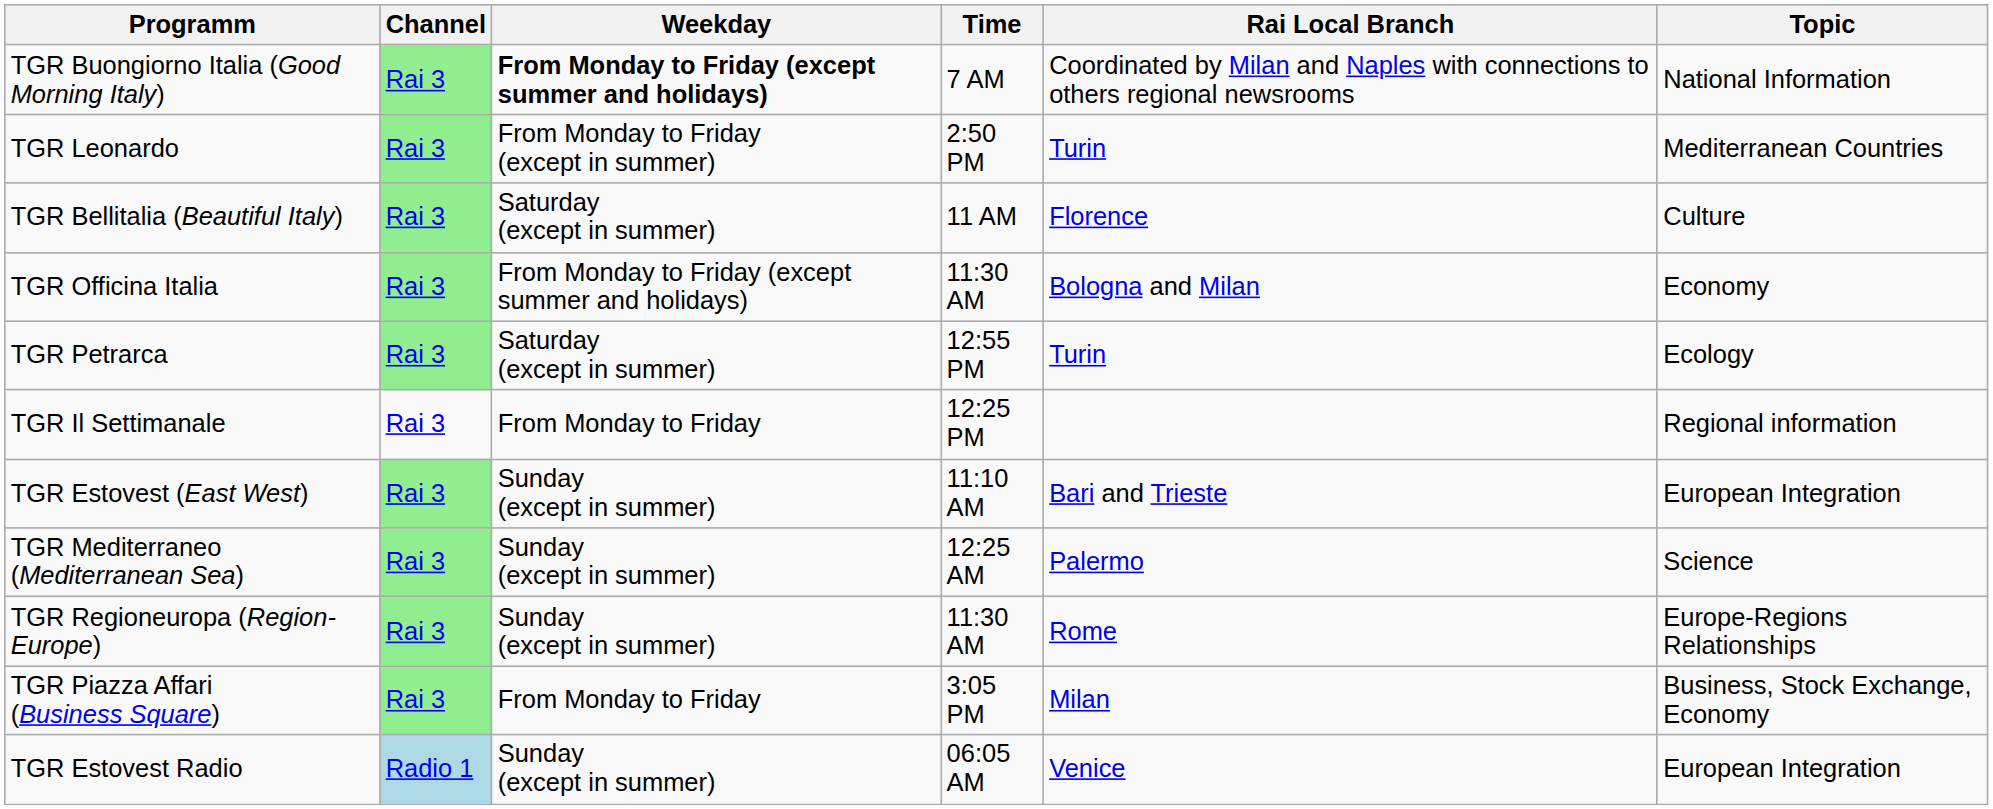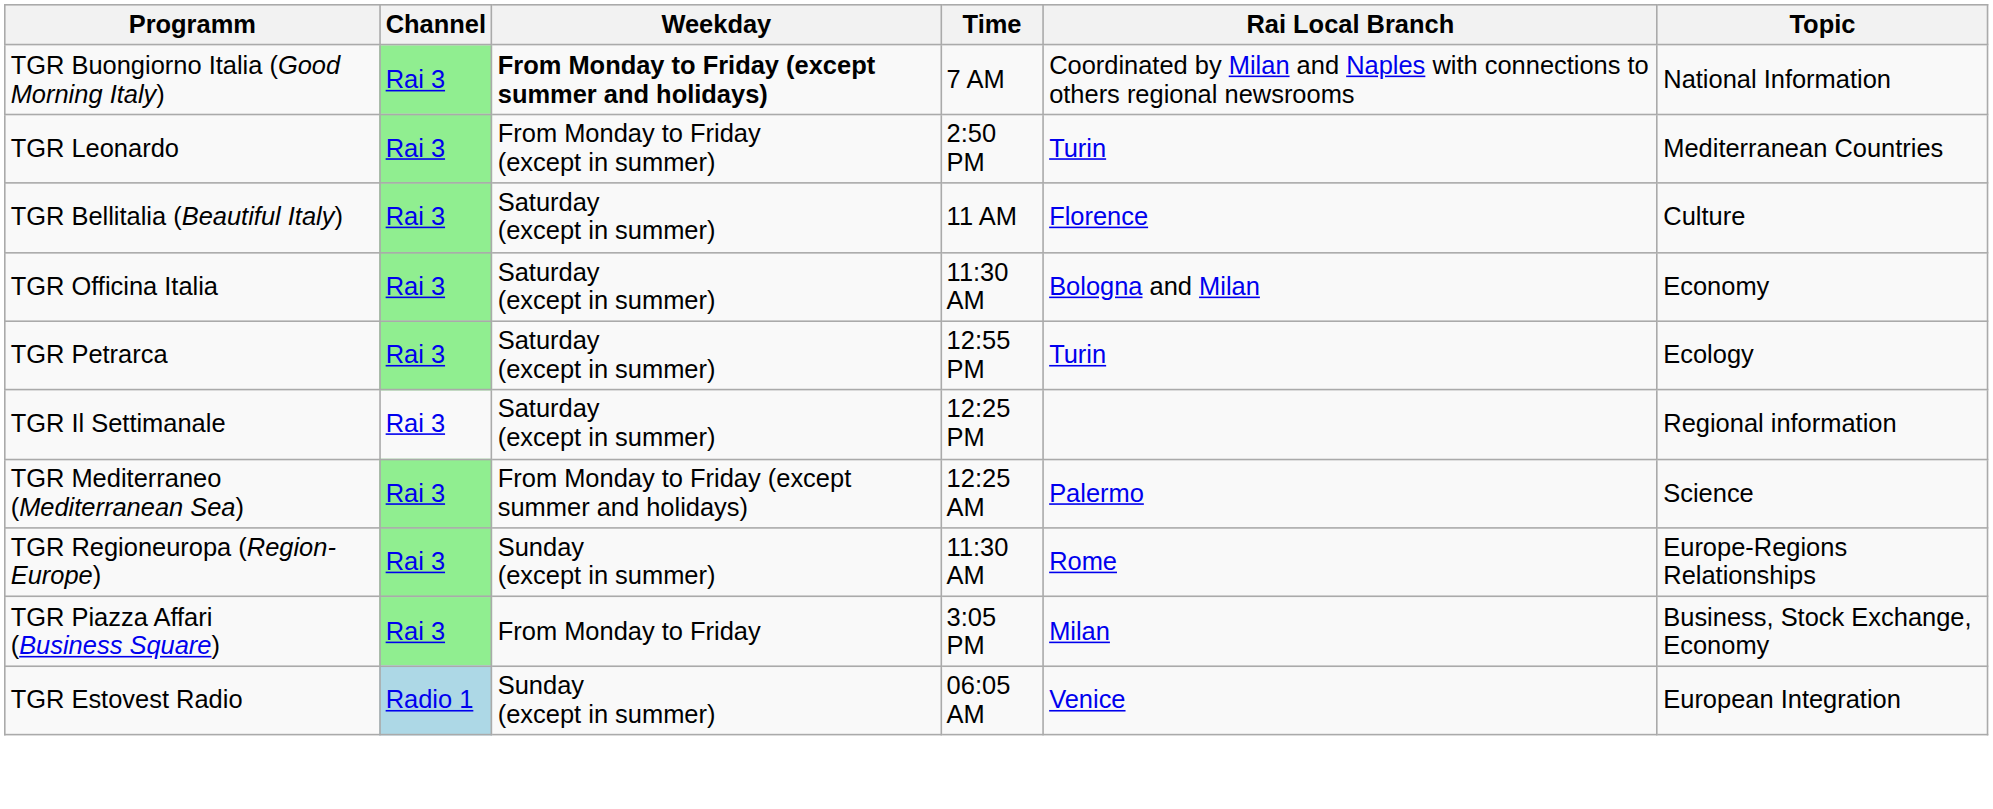(674, 286) From Monday to Friday (except summer and holidays) -> (607, 286) Saturday (except in summer)
(629, 424) From Monday to Friday -> (607, 424) Saturday (except in summer)
- row: (160, 493)
(607, 562) Sunday (except in summer) -> (674, 493) From Monday to Friday (except summer and holidays)
